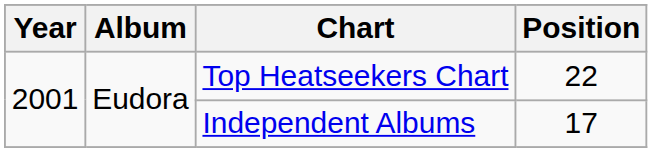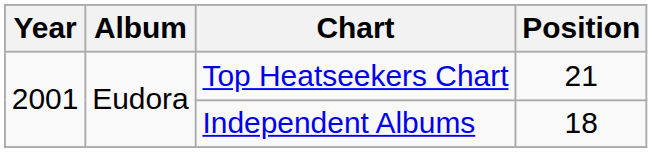(581, 75) 22 -> (581, 75) 21
(581, 123) 17 -> (581, 123) 18
